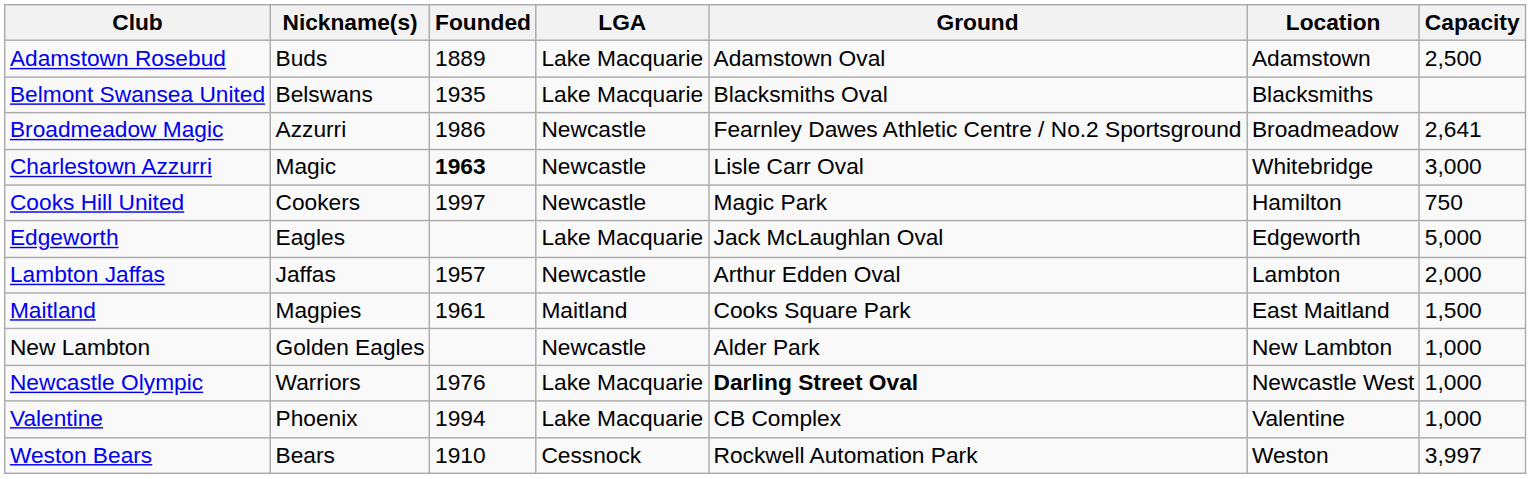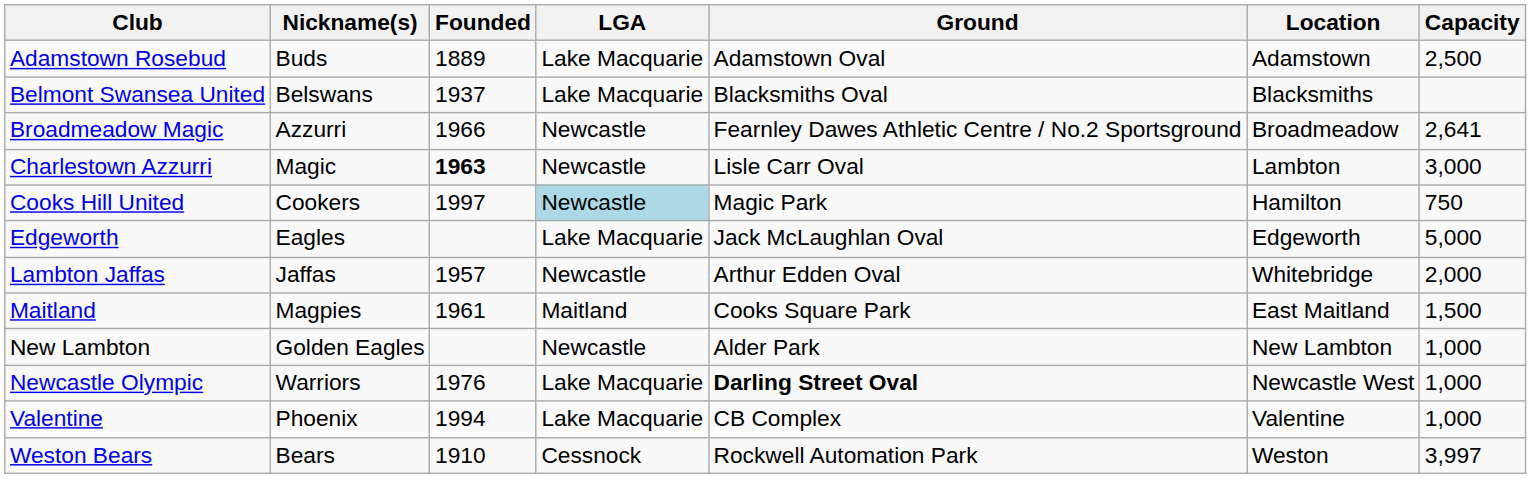(460, 94) 1935 -> (460, 94) 1937
(460, 130) 1986 -> (460, 130) 1966
(1313, 166) Whitebridge -> (1296, 166) Lambton
(594, 202) no background -> (594, 202) lightblue background
(1296, 274) Lambton -> (1313, 274) Whitebridge
